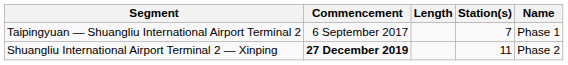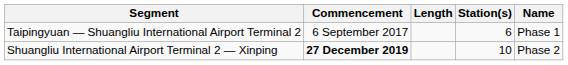(509, 32) 7 -> (509, 32) 6
(506, 50) 11 -> (505, 50) 10
